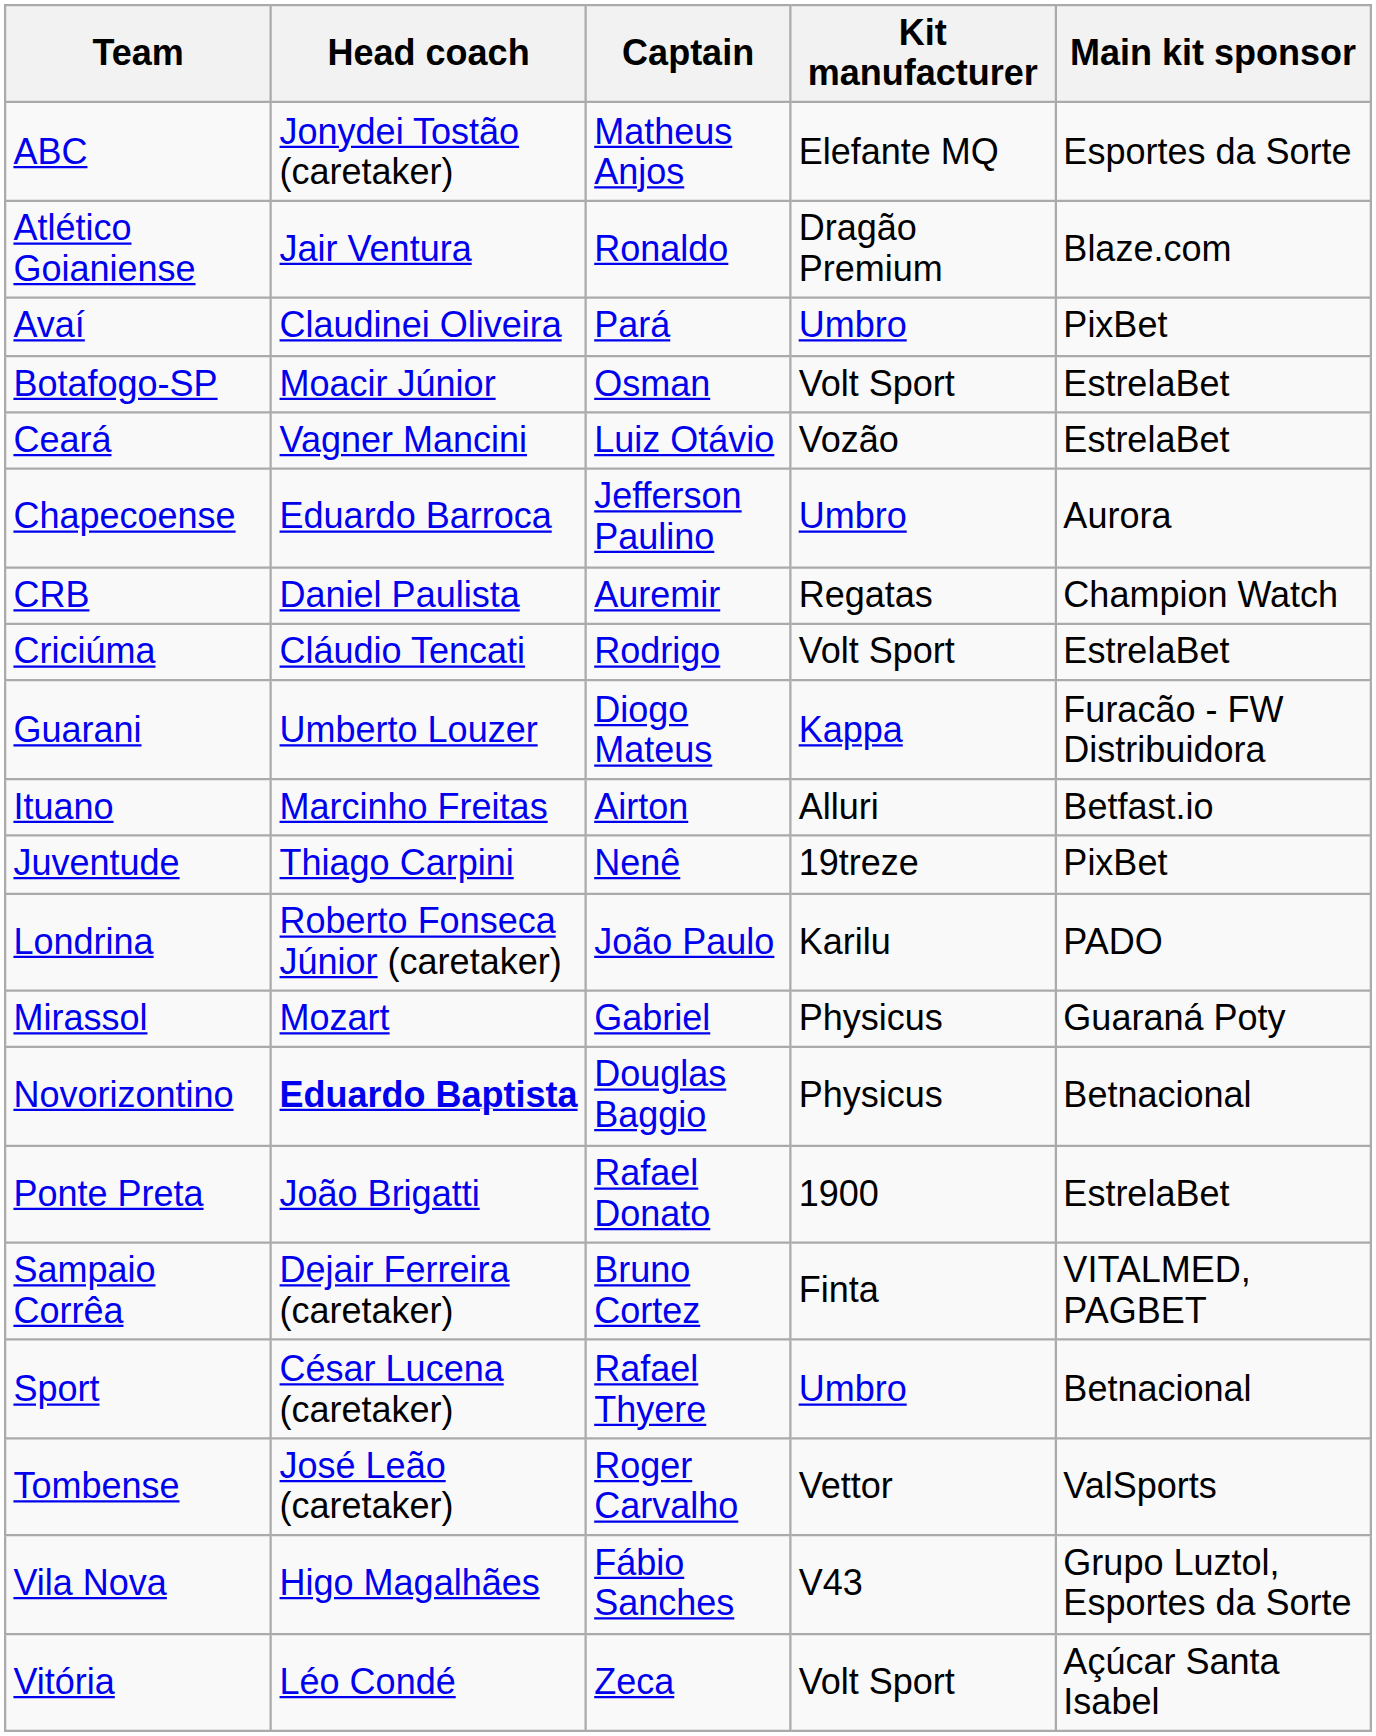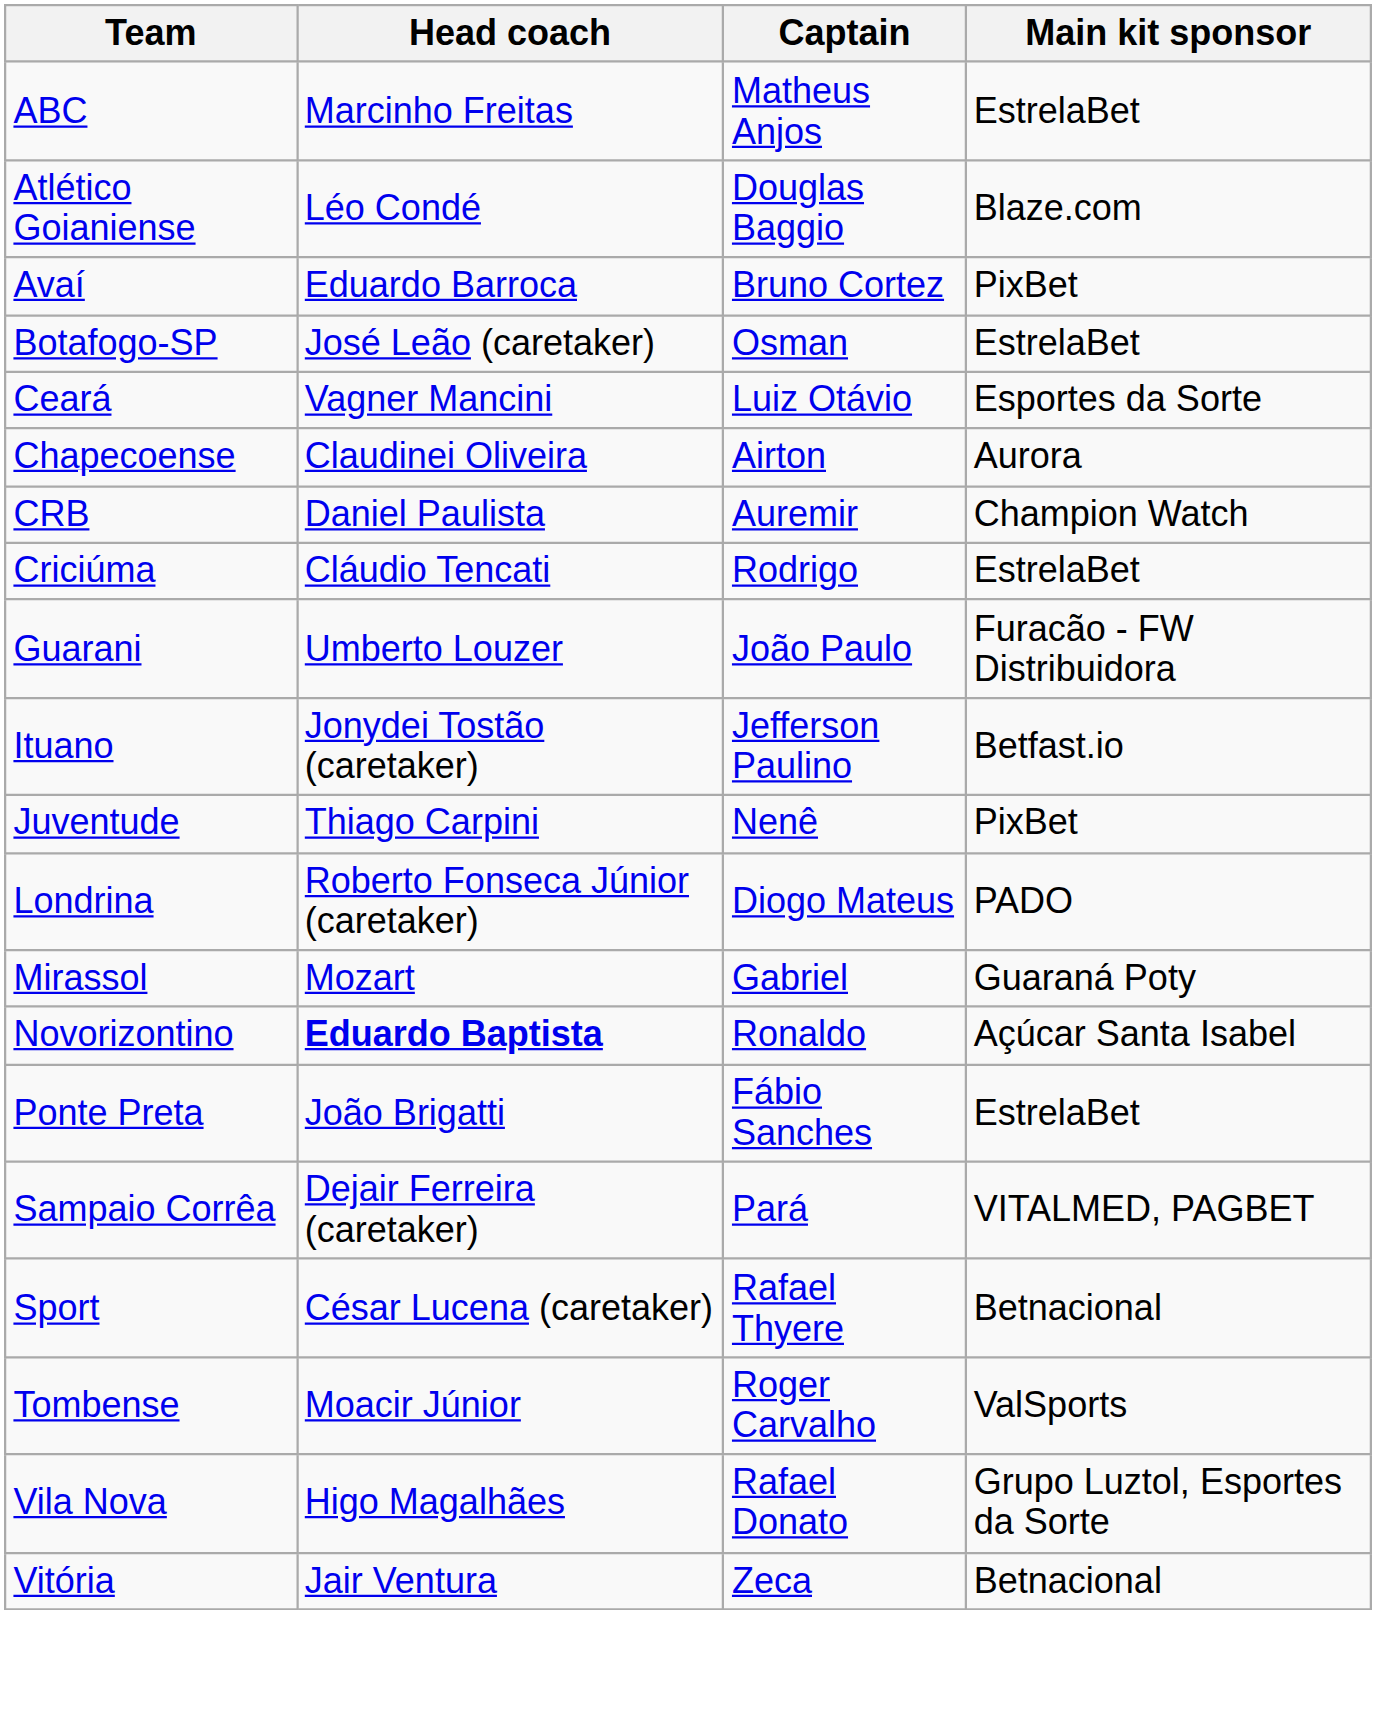- column: (923, 53)
(399, 150) Jonydei Tostão (caretaker) -> (439, 110) Marcinho Freitas
(1207, 150) Esportes da Sorte -> (1057, 110) EstrelaBet
(376, 248) Jair Ventura -> (393, 207) Léo Condé
(661, 248) Ronaldo -> (798, 207) Douglas Baggio
(421, 325) Claudinei Oliveira -> (441, 285) Eduardo Barroca
(632, 325) Pará -> (838, 285) Bruno Cortez
(388, 382) Moacir Júnior -> (480, 342) José Leão (caretaker)
(1146, 440) EstrelaBet -> (1118, 399) Esportes da Sorte
(416, 517) Eduardo Barroca -> (446, 456) Claudinei Oliveira
(668, 517) Jefferson Paulino -> (779, 456) Airton
(653, 729) Diogo Mateus -> (822, 648) João Paulo
(414, 806) Marcinho Freitas -> (425, 745) Jonydei Tostão (caretaker)
(641, 806) Airton -> (806, 745) Jefferson Paulino
(684, 940) João Paulo -> (843, 900) Diogo Mateus
(660, 1095) Douglas Baggio -> (799, 1034) Ronaldo
(1157, 1095) Betnacional -> (1135, 1034) Açúcar Santa Isabel
(652, 1193) Rafael Donato -> (802, 1112) Fábio Sanches
(647, 1290) Bruno Cortez -> (770, 1209) Pará
(367, 1485) José Leão (caretaker) -> (413, 1404) Moacir Júnior
(664, 1583) Fábio Sanches -> (790, 1502) Rafael Donato
(368, 1681) Léo Condé -> (401, 1579) Jair Ventura
(1171, 1681) Açúcar Santa Isabel -> (1068, 1579) Betnacional
